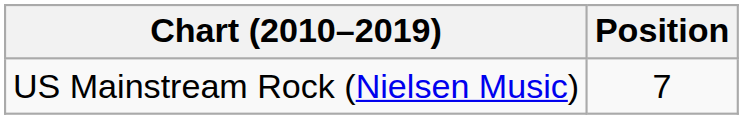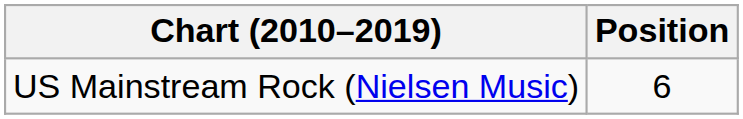(662, 85) 7 -> (662, 85) 6
